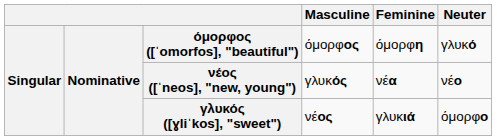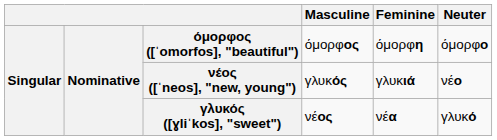(459, 44) γλυκό -> (465, 44) όμορφο
(386, 80) νέα -> (395, 80) γλυκιά
(395, 116) γλυκιά -> (386, 116) νέα
(465, 116) όμορφο -> (459, 116) γλυκό
